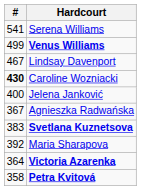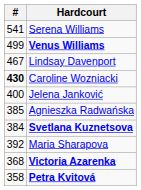(15, 111) 367 -> (15, 111) 385
(15, 128) 383 -> (15, 128) 384
(15, 161) 364 -> (15, 161) 368
